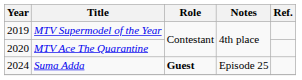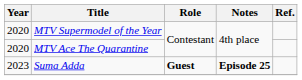(18, 30) 2019 -> (18, 30) 2020
(18, 65) 2024 -> (18, 65) 2023
(244, 65) normal -> (245, 65) bold
